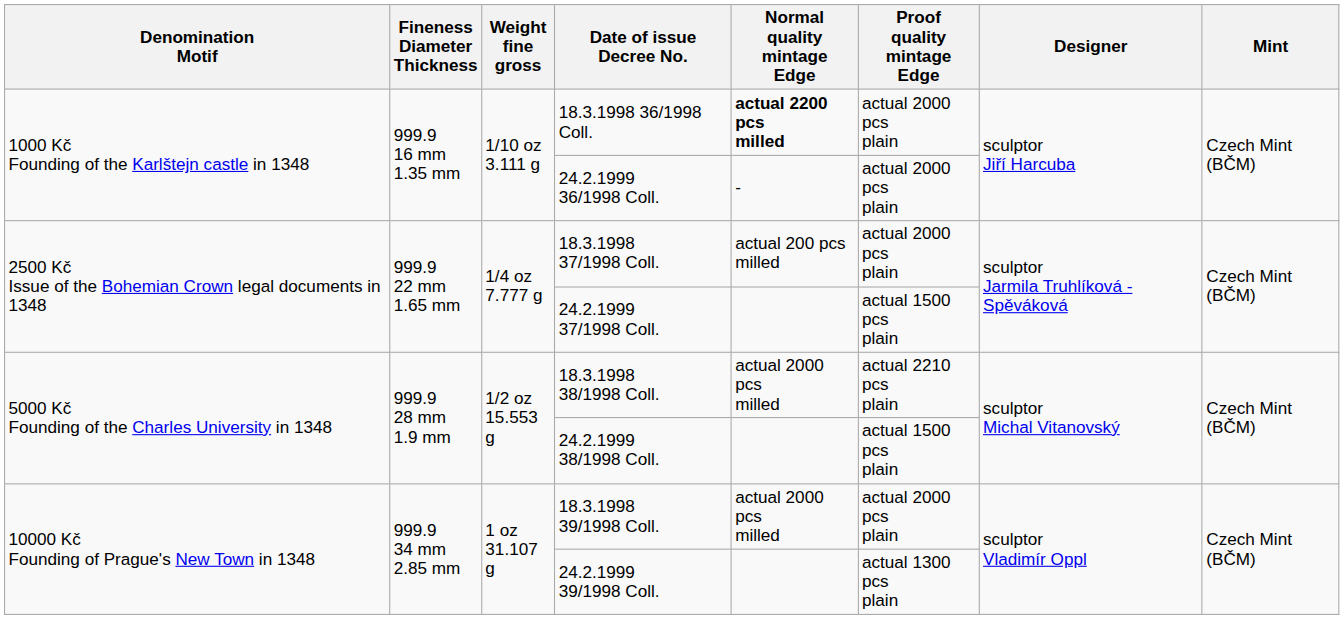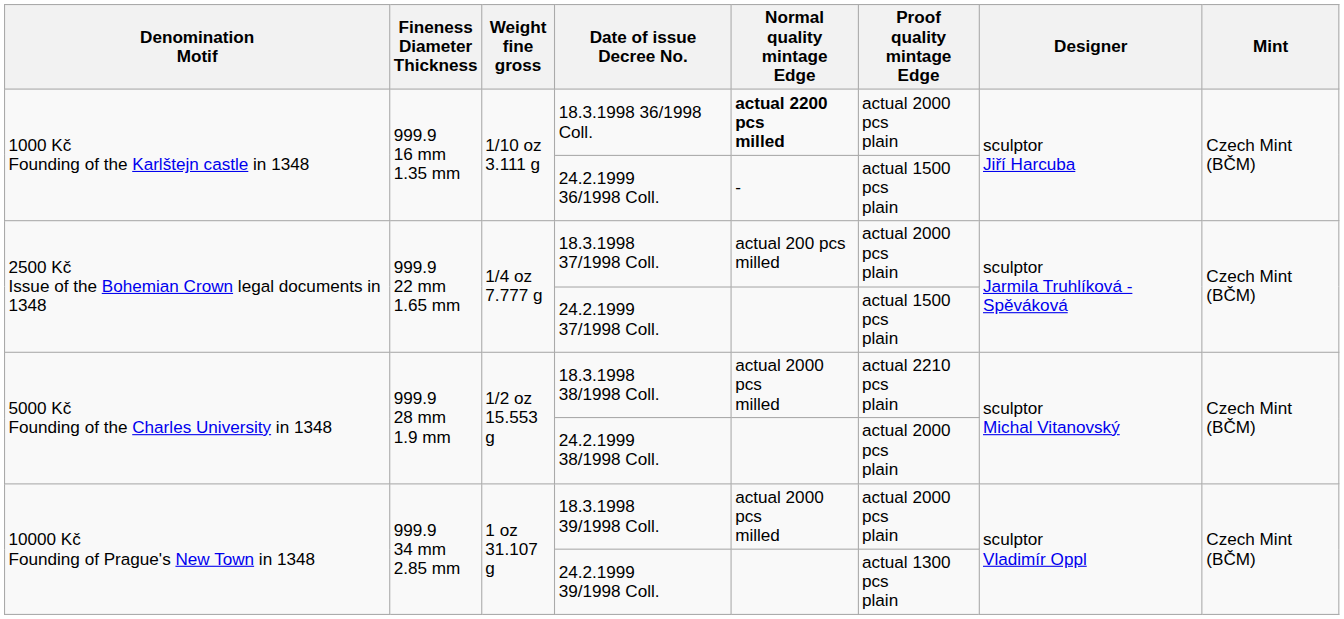(906, 187) actual 2000 pcs plain -> (906, 187) actual 1500 pcs plain
(906, 450) actual 1500 pcs plain -> (906, 450) actual 2000 pcs plain
